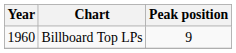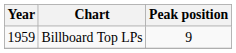(21, 37) 1960 -> (21, 37) 1959
